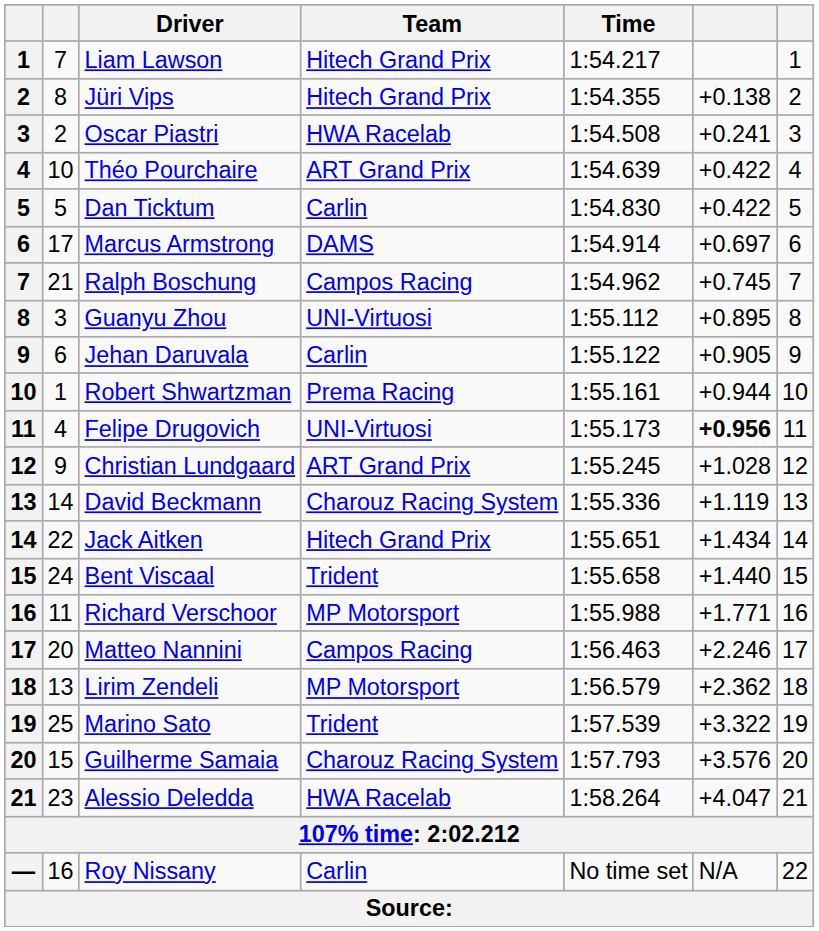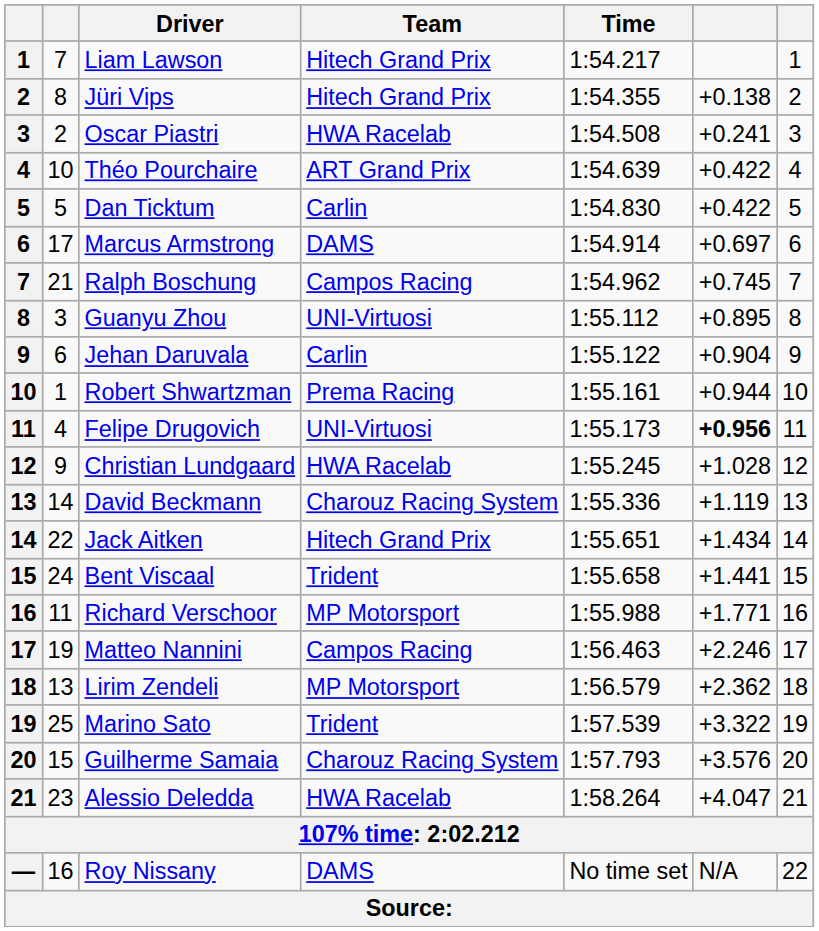(735, 355) +0.905 -> (735, 355) +0.904
(388, 465) ART Grand Prix -> (379, 465) HWA Racelab
(735, 576) +1.440 -> (735, 576) +1.441
(60, 650) 20 -> (60, 650) 19
(337, 871) Carlin -> (340, 871) DAMS
